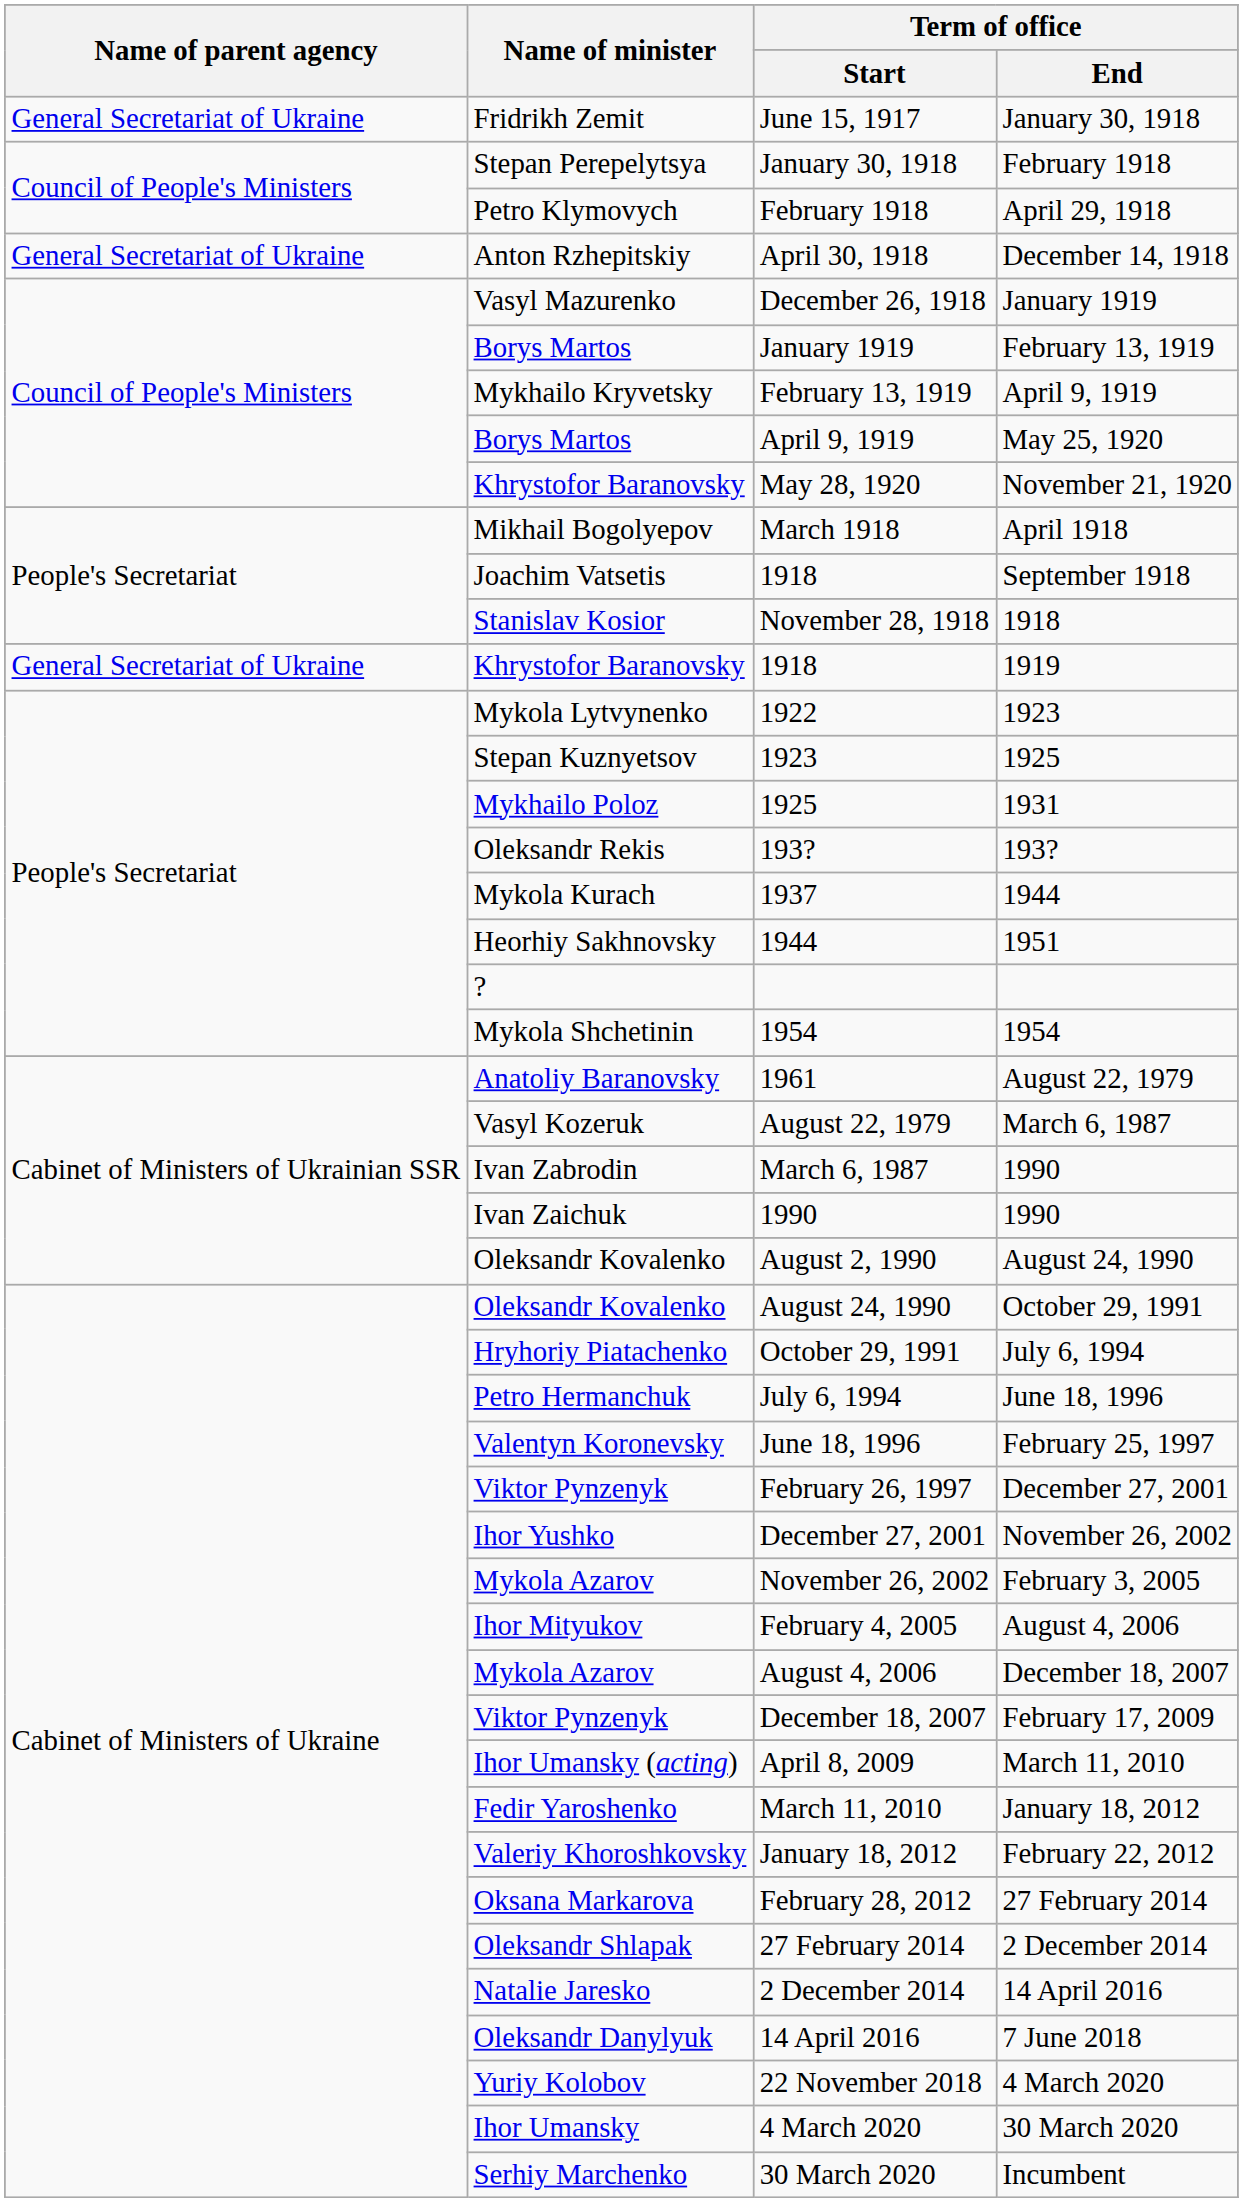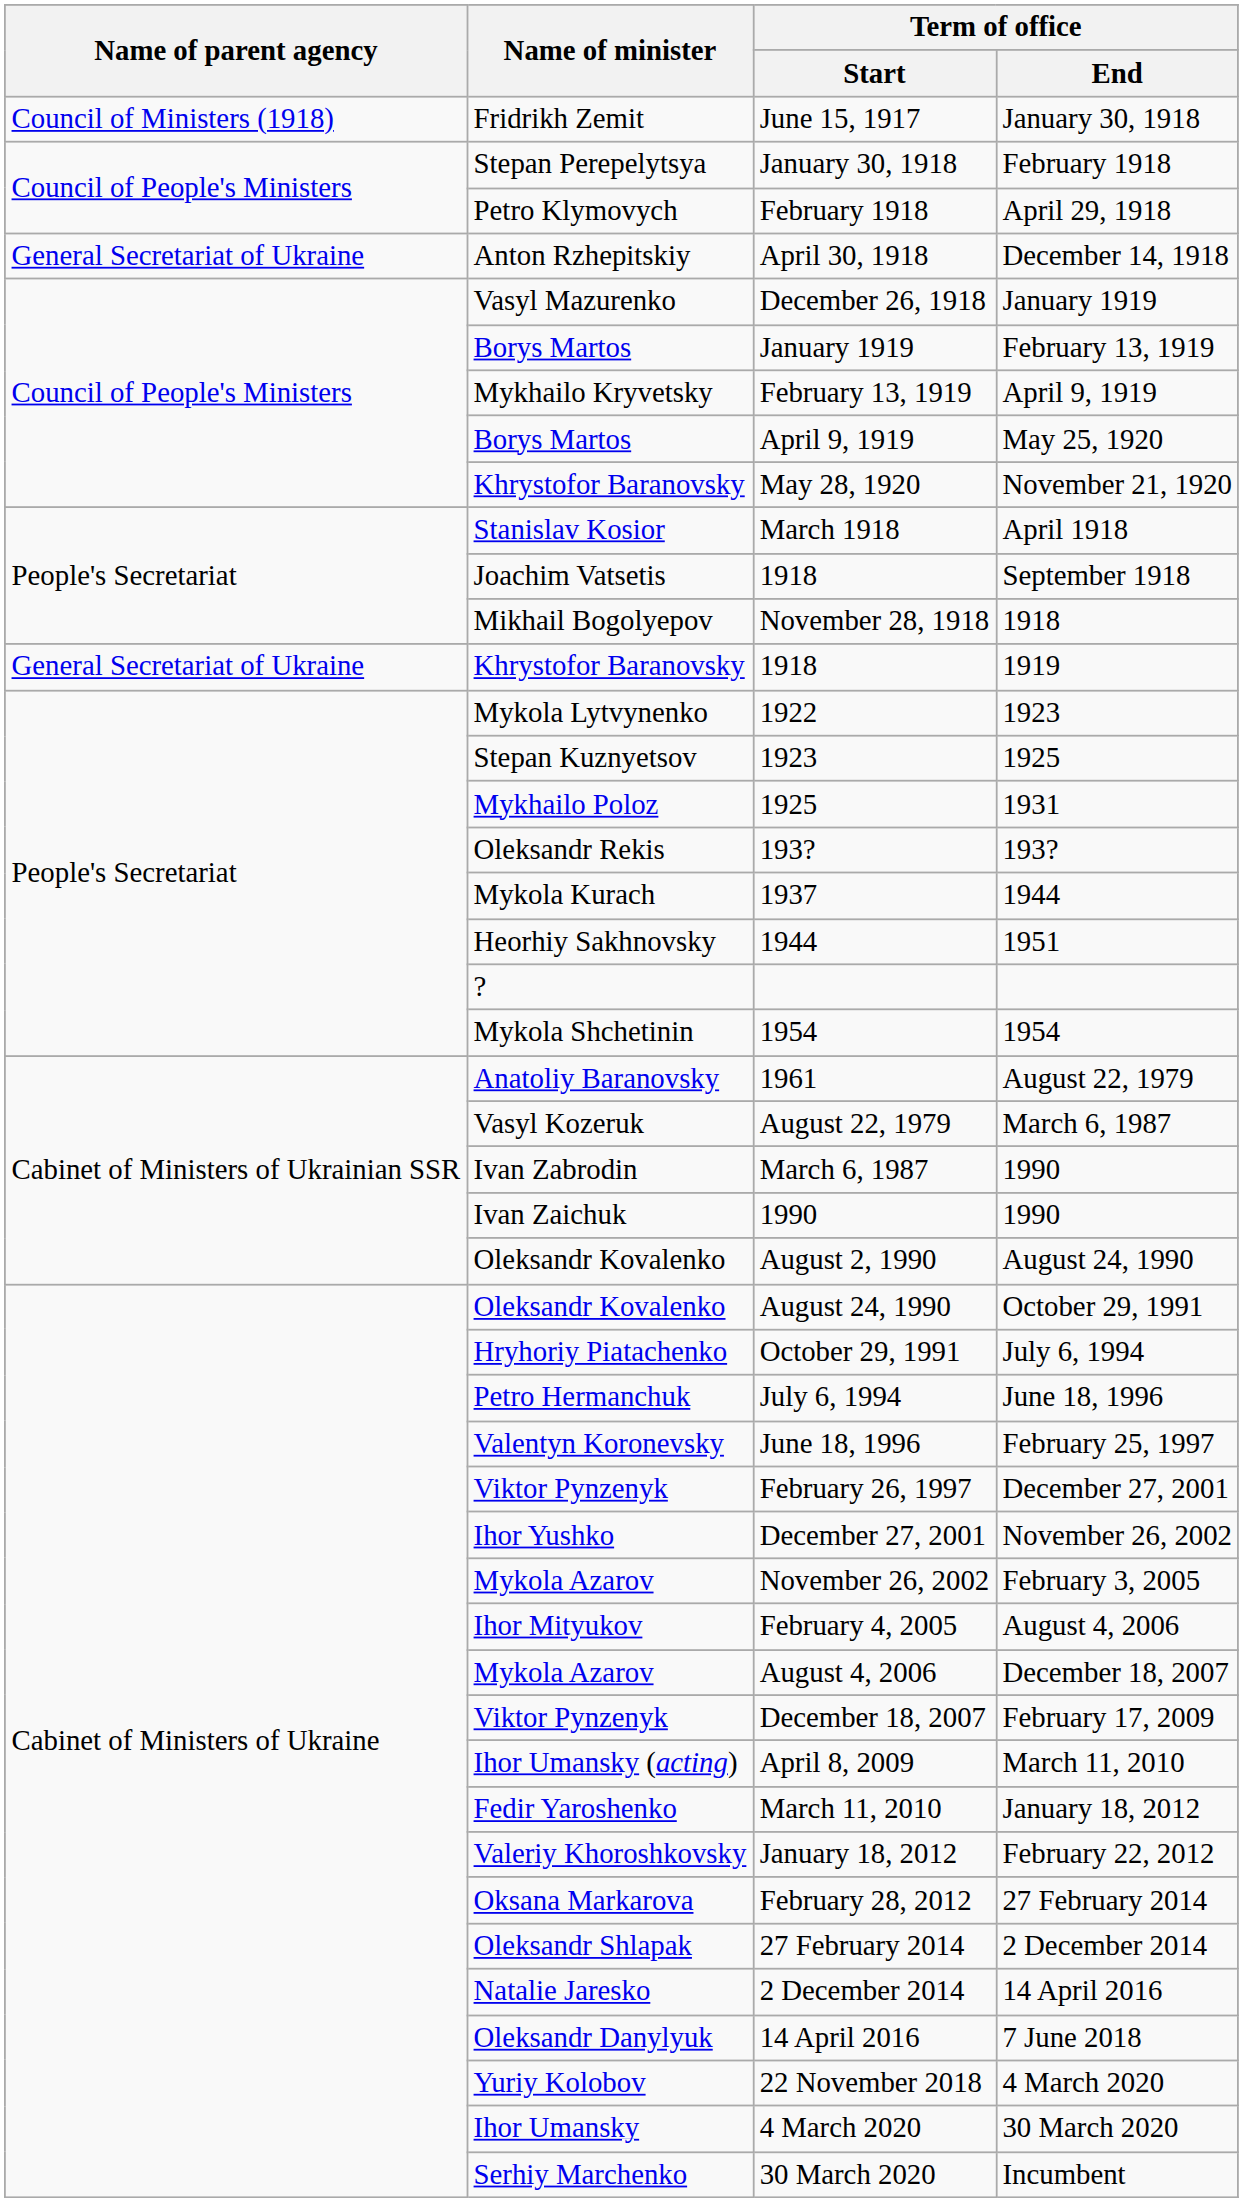(188, 118) General Secretariat of Ukraine -> (173, 118) Council of Ministers (1918)
(593, 529) Mikhail Bogolyepov -> (569, 529) Stanislav Kosior
(569, 621) Stanislav Kosior -> (593, 621) Mikhail Bogolyepov
